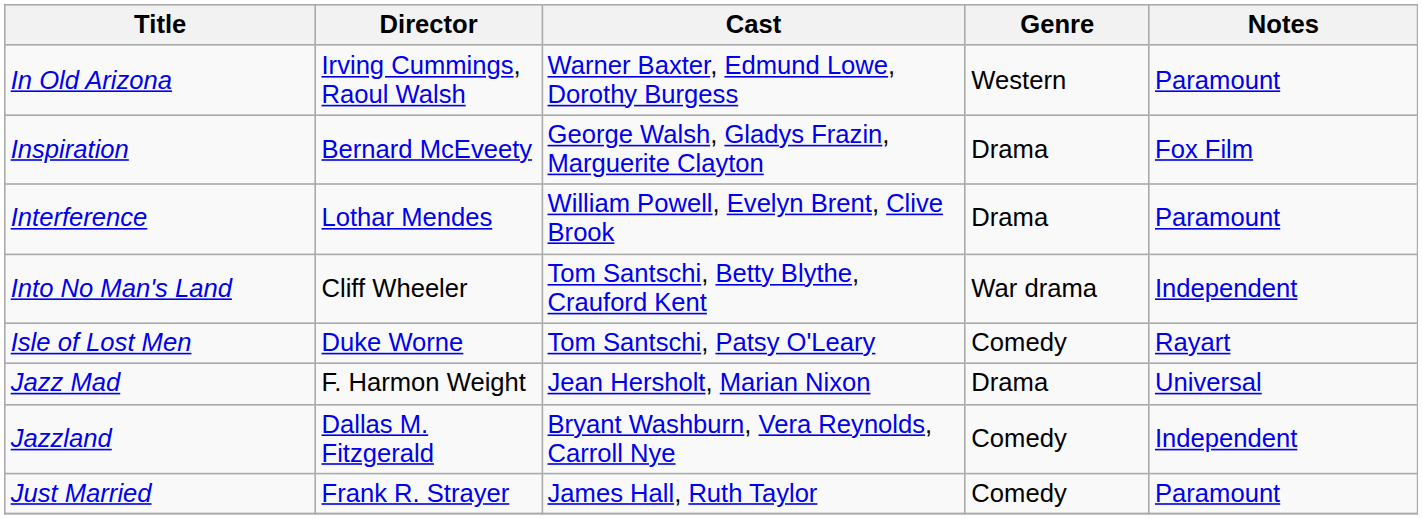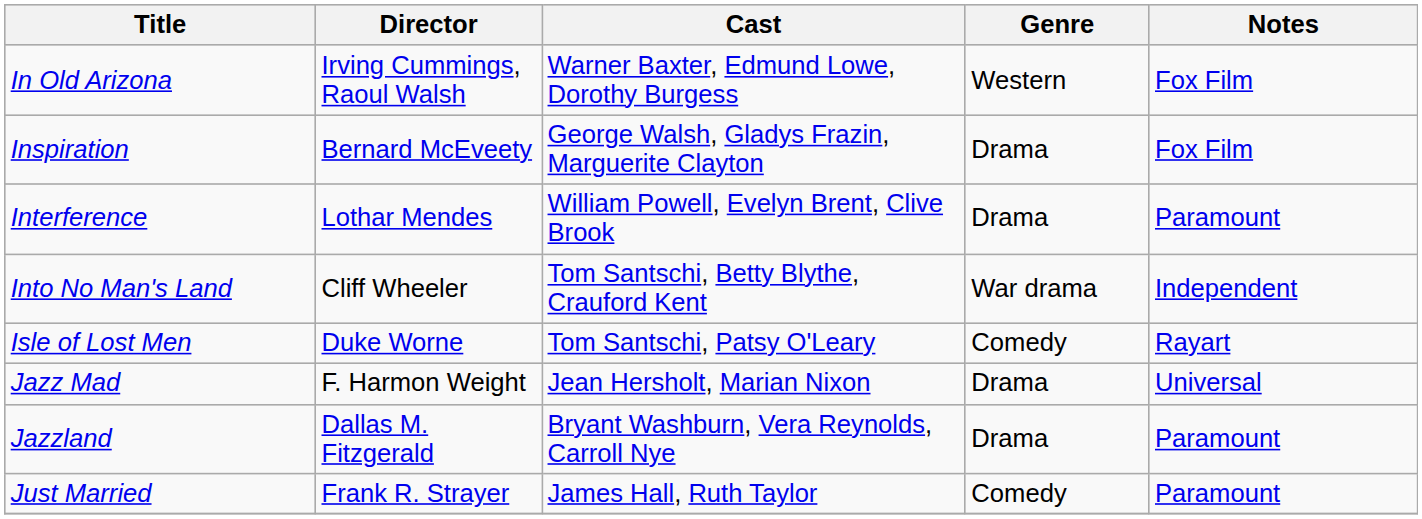(1218, 79) Paramount -> (1204, 79) Fox Film
(1019, 438) Comedy -> (1010, 438) Drama
(1226, 438) Independent -> (1218, 438) Paramount
